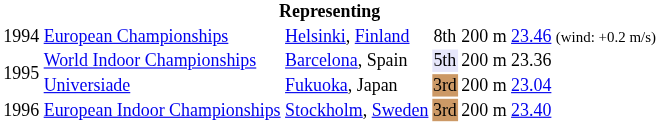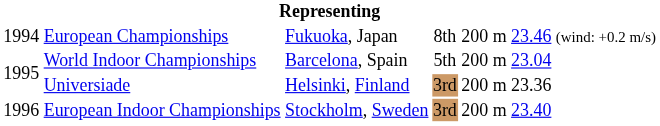(347, 36) Helsinki, Finland -> (341, 36) Fukuoka, Japan
(445, 60) lavender background -> (445, 60) no background
(531, 60) 23.36 -> (531, 60) 23.04
(341, 85) Fukuoka, Japan -> (347, 85) Helsinki, Finland
(531, 85) 23.04 -> (531, 85) 23.36
